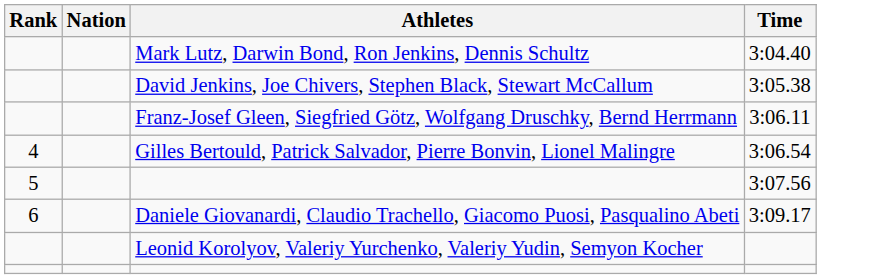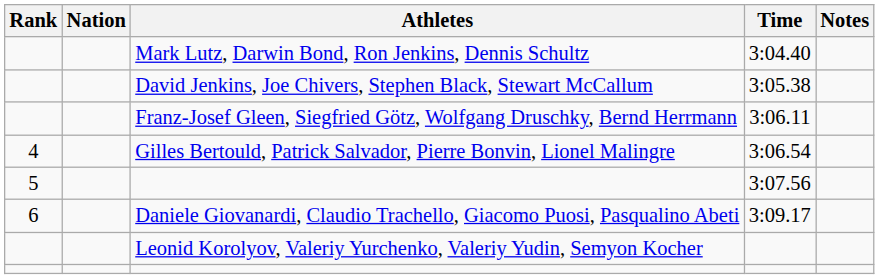+ column: (845, 20)
